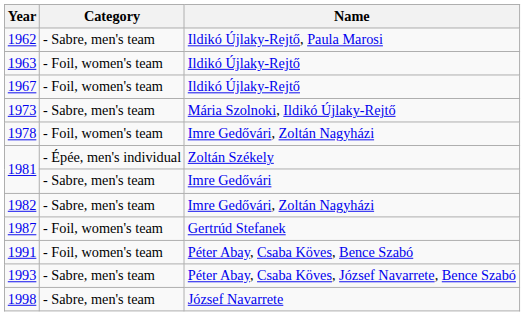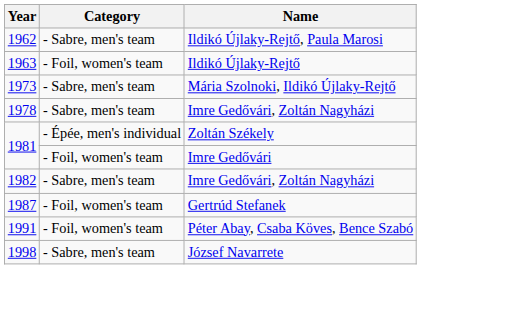- row: (22, 87)
(103, 134) - Foil, women's team -> (99, 110) - Sabre, men's team
(99, 181) - Sabre, men's team -> (103, 157) - Foil, women's team
- row: (22, 275)
